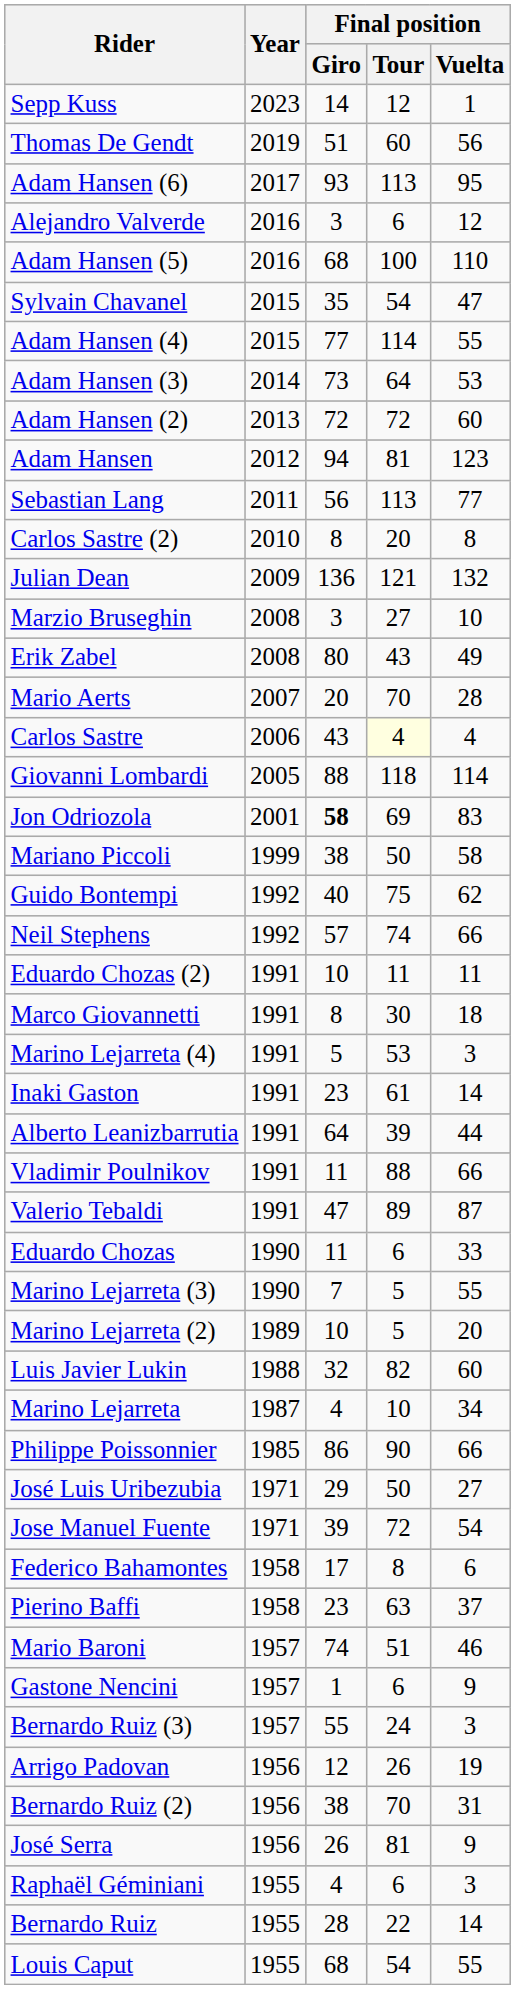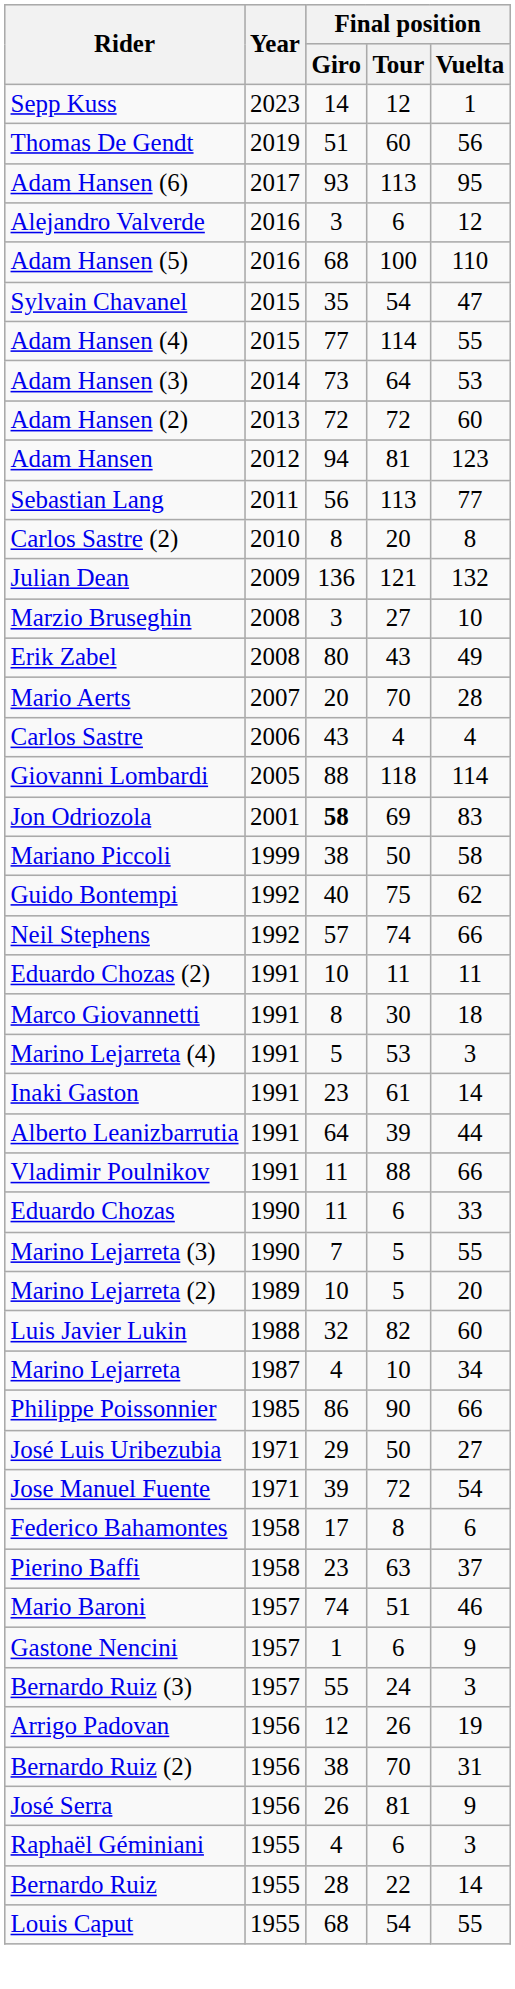(398, 736) lightyellow background -> (398, 736) no background
- row: (87, 1211)
